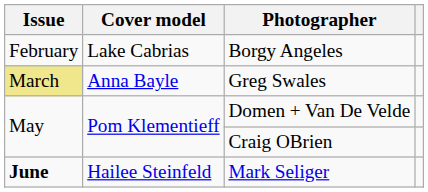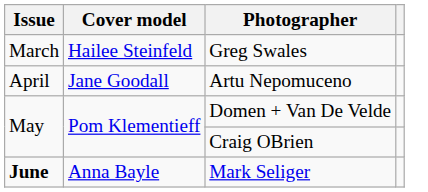- row: (286, 50)
(34, 80) khaki background -> (34, 50) no background
(133, 80) Anna Bayle -> (130, 50) Hailee Steinfeld
+ row: (280, 80)
(149, 171) Hailee Steinfeld -> (114, 171) Anna Bayle
